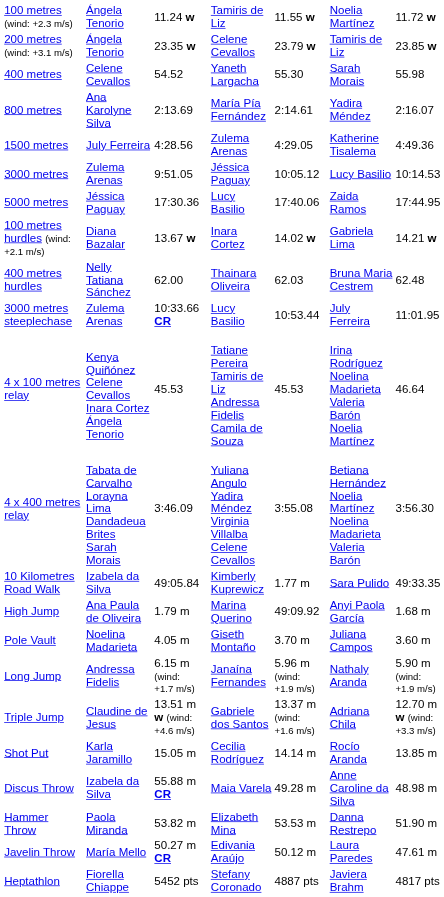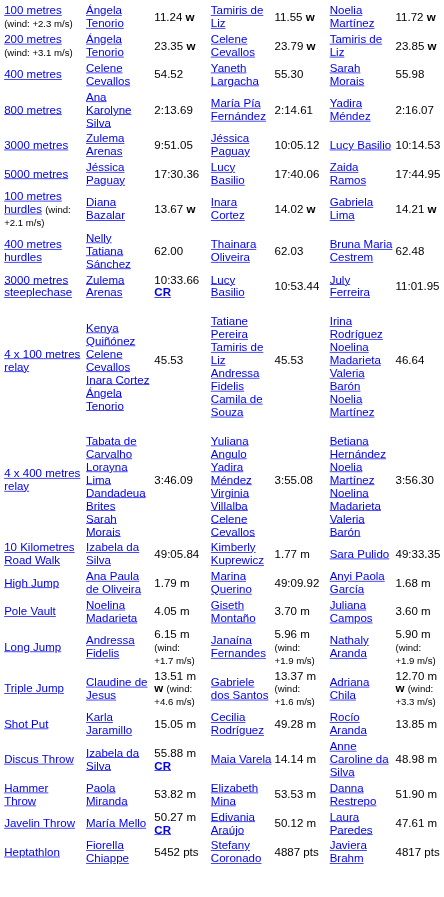- row: (36, 145)
(295, 753) 14.14 m -> (295, 724) 49.28 m
(295, 788) 49.28 m -> (295, 759) 14.14 m
